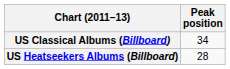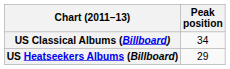(203, 56) 28 -> (203, 56) 29
